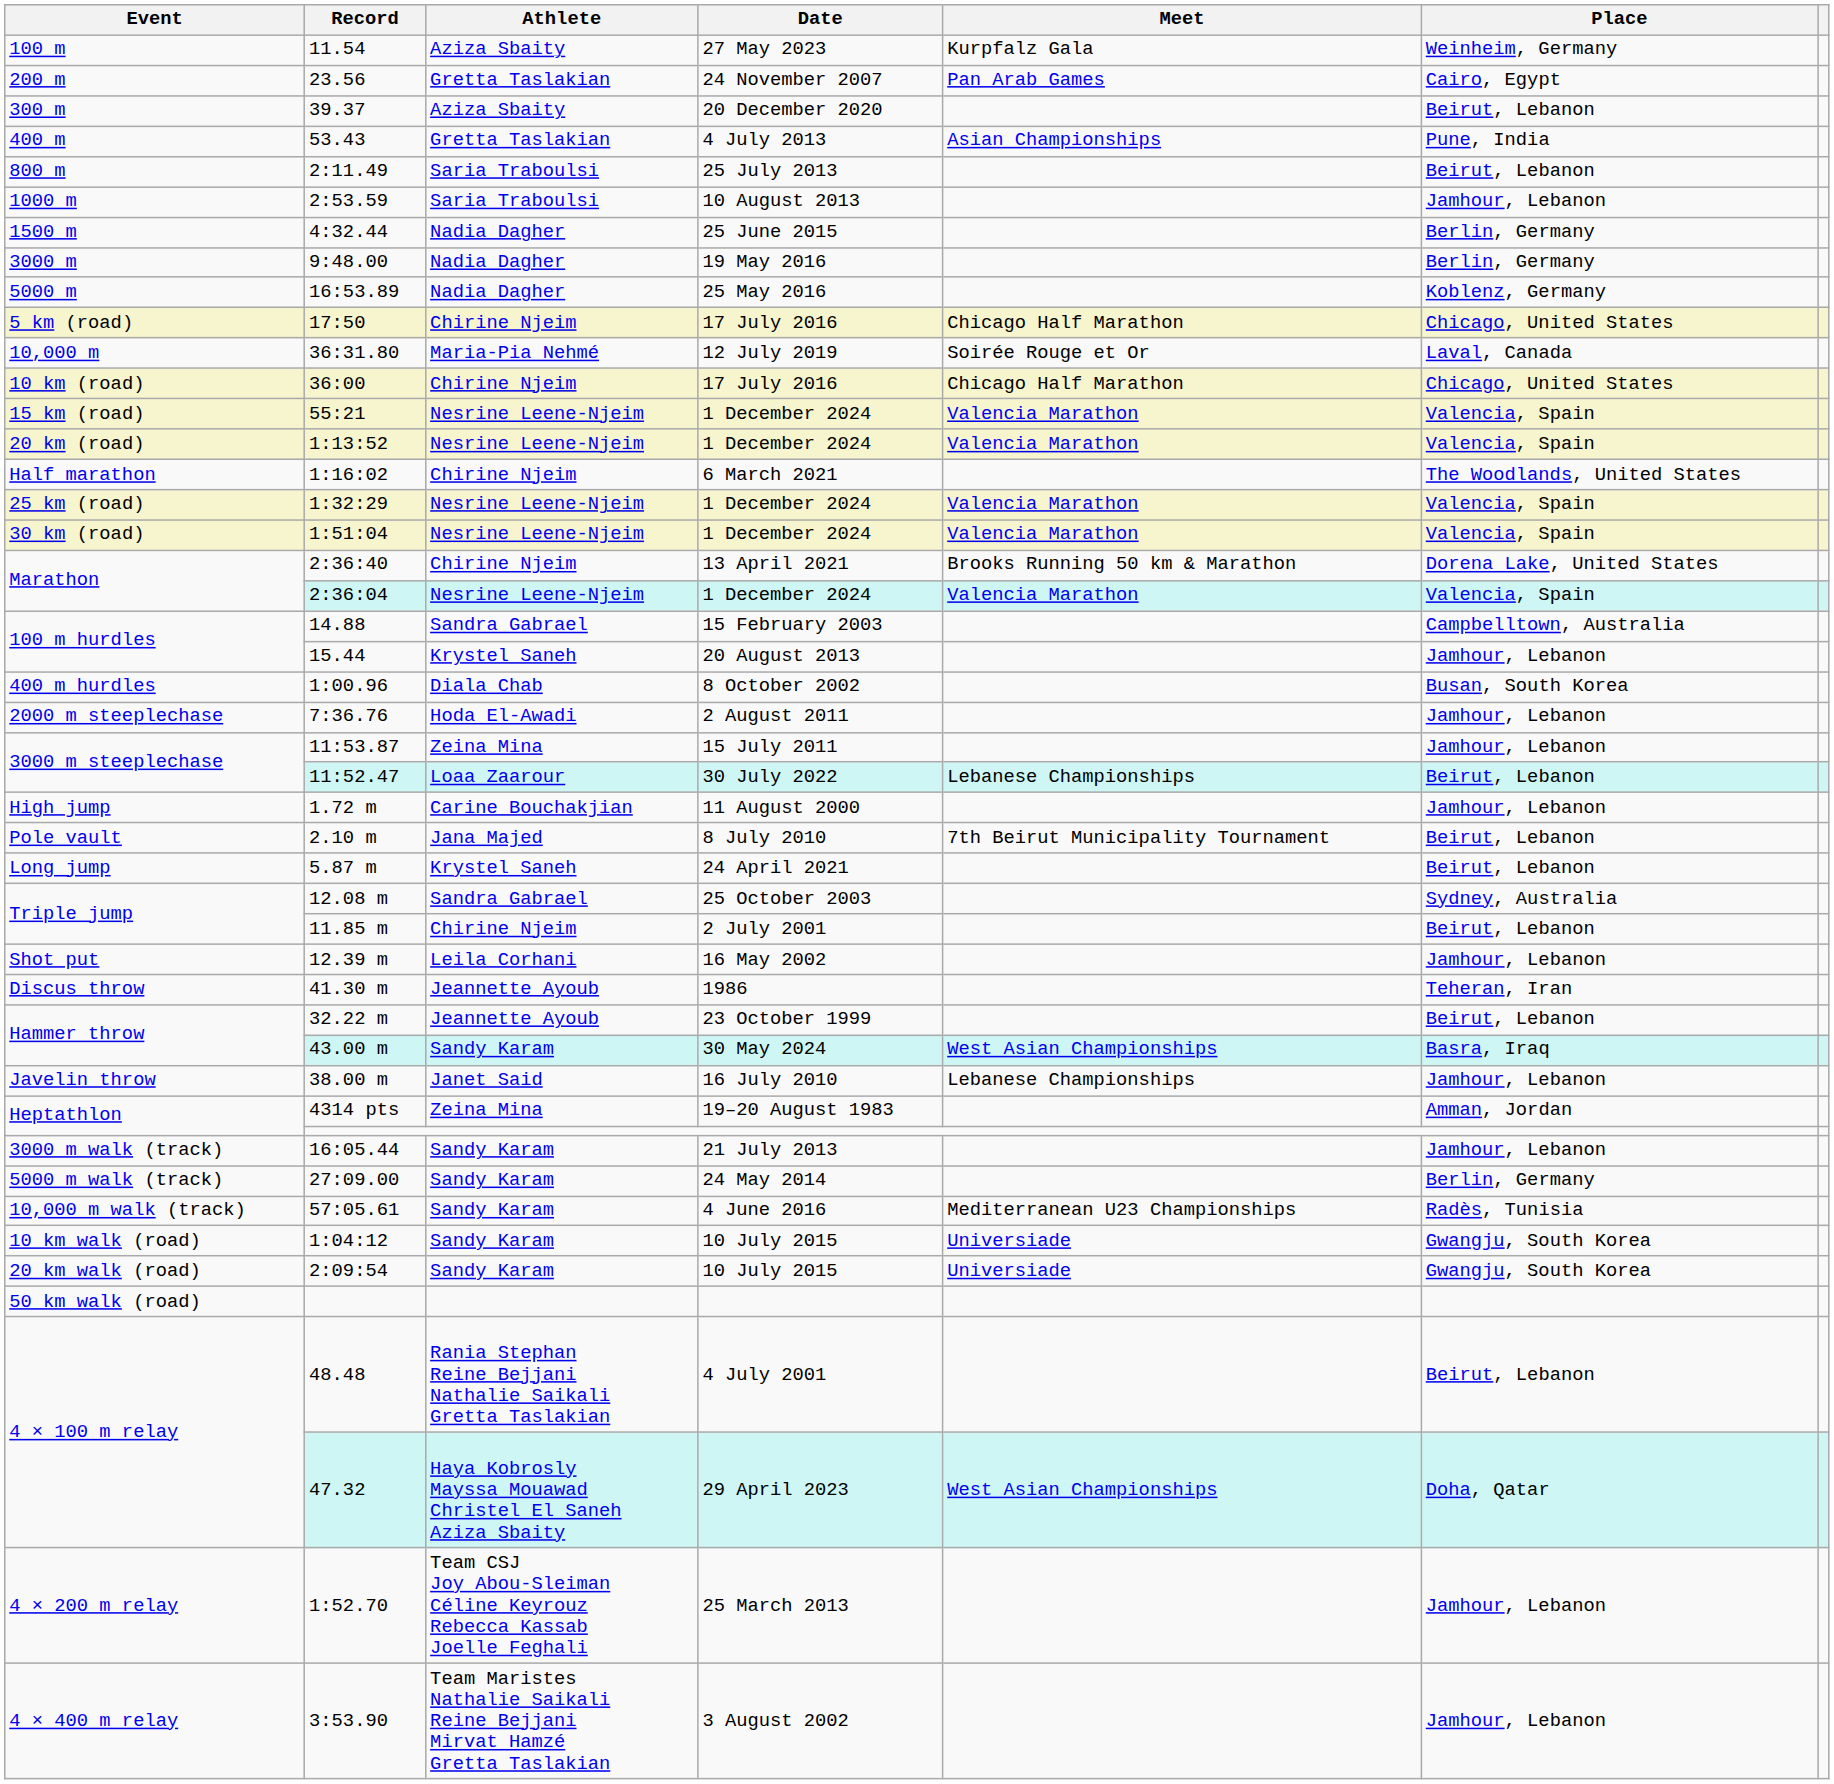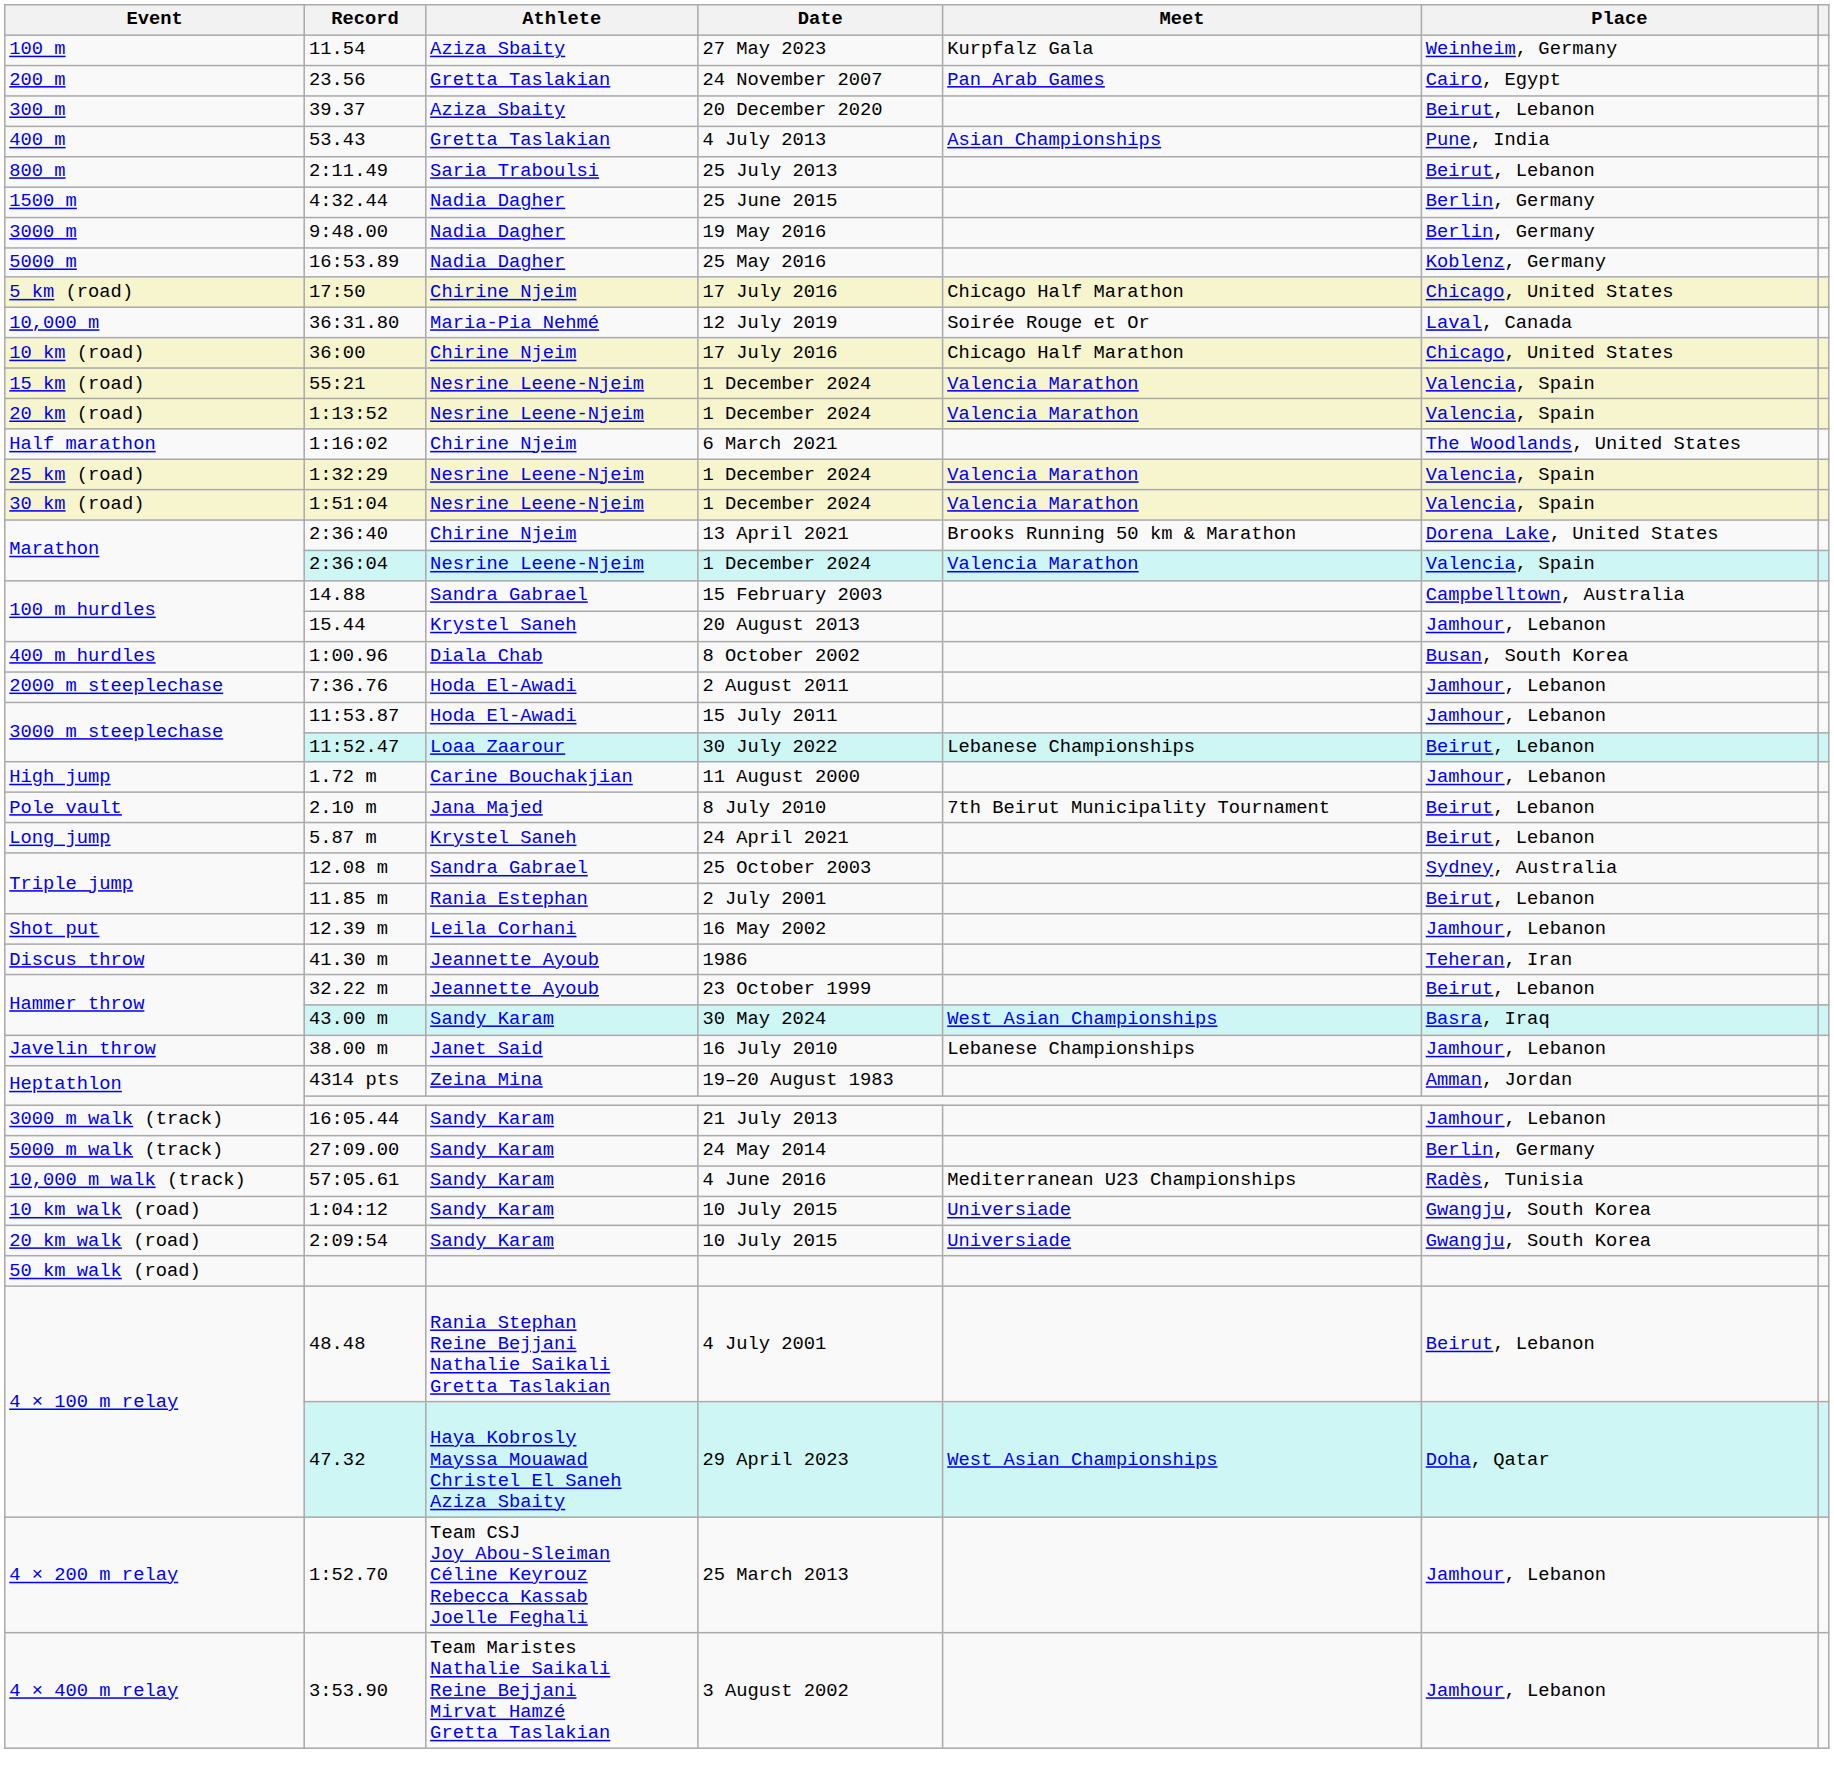- row: (43, 202)
(486, 748) Zeina Mina -> (503, 717) Hoda El-Awadi
(503, 929) Chirine Njeim -> (509, 899) Rania Estephan
